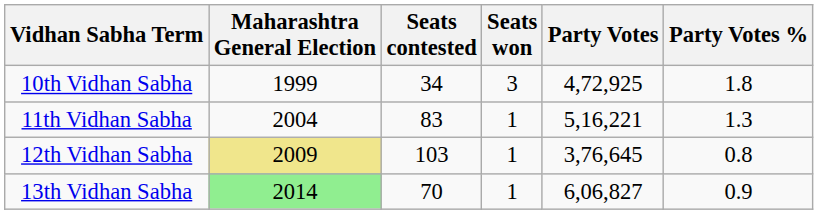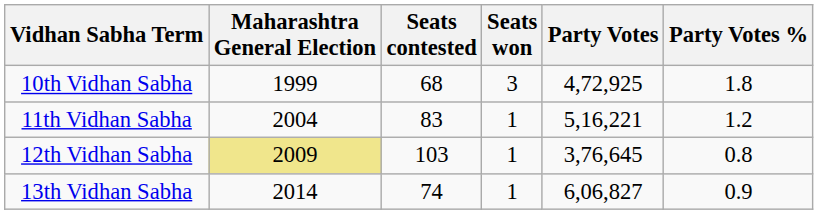(432, 83) 34 -> (432, 83) 68
(739, 119) 1.3 -> (739, 119) 1.2
(295, 190) lightgreen background -> (295, 190) no background
(432, 190) 70 -> (432, 190) 74
